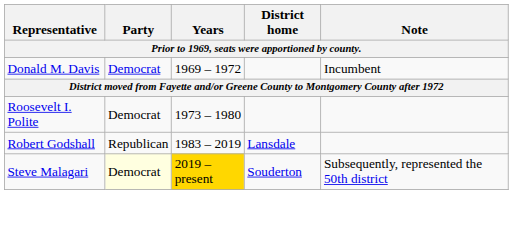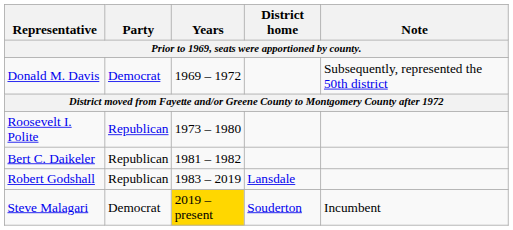(352, 68) Incumbent -> (403, 76) Subsequently, represented the 50th district
(134, 114) Democrat -> (138, 129) Republican
+ row: (51, 158)
(134, 171) lightyellow background -> (134, 207) no background
(403, 171) Subsequently, represented the 50th district -> (352, 207) Incumbent
